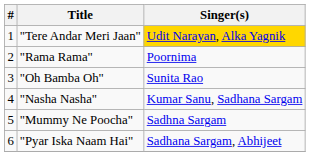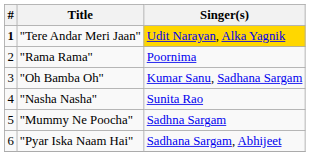(11, 36) normal -> (11, 36) bold
(175, 78) Sunita Rao -> (225, 78) Kumar Sanu, Sadhana Sargam
(225, 99) Kumar Sanu, Sadhana Sargam -> (175, 99) Sunita Rao
